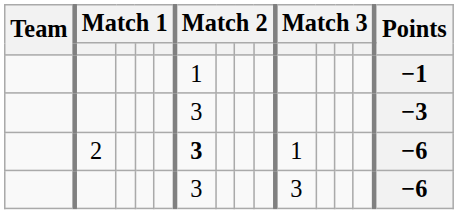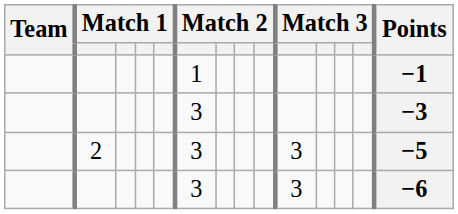(196, 150) bold -> (196, 150) normal
(296, 150) 1 -> (296, 150) 3
(414, 150) −6 -> (414, 150) −5
